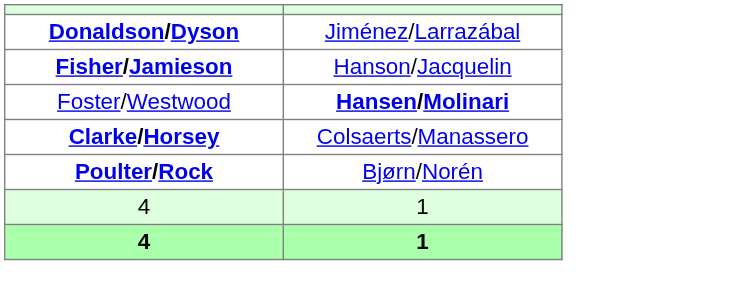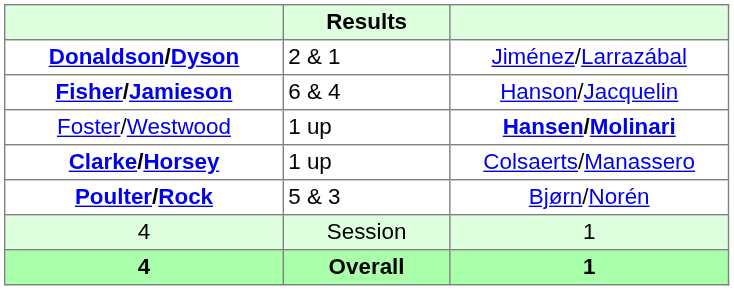+ column: (367, 22)
